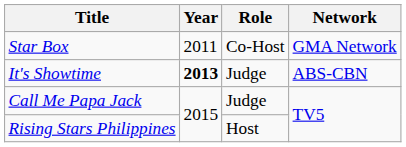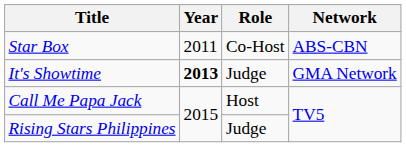(345, 45) GMA Network -> (330, 45) ABS-CBN
(330, 73) ABS-CBN -> (345, 73) GMA Network
(246, 100) Judge -> (242, 100) Host
(242, 127) Host -> (246, 127) Judge
